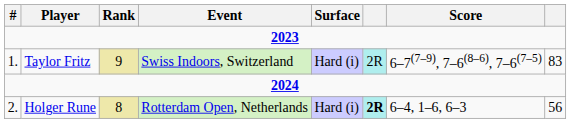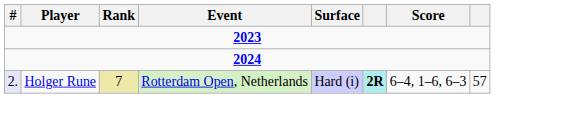- row: (57, 61)
(13, 107) no background -> (13, 81) lavender background
(119, 107) 8 -> (119, 81) 7
(555, 107) 56 -> (480, 81) 57
